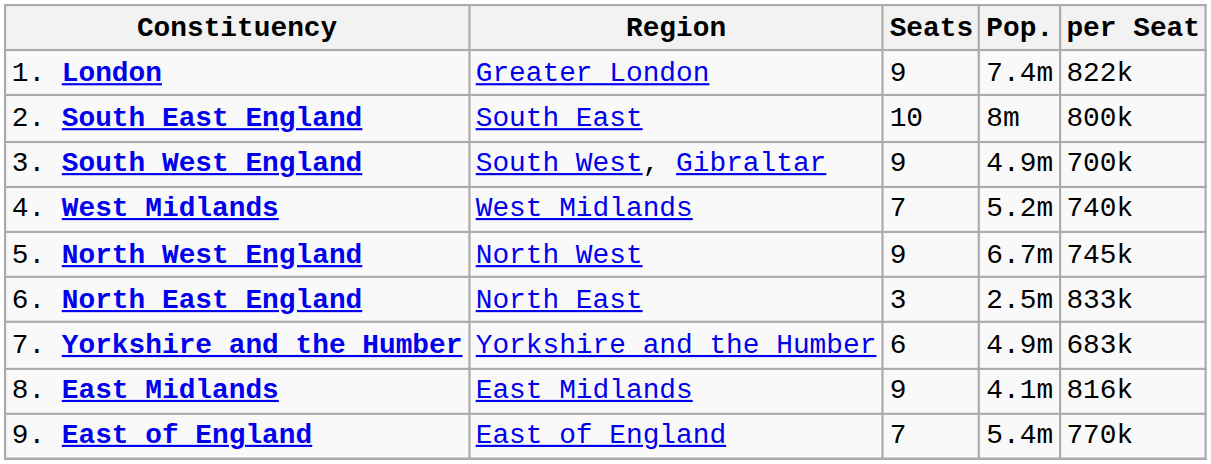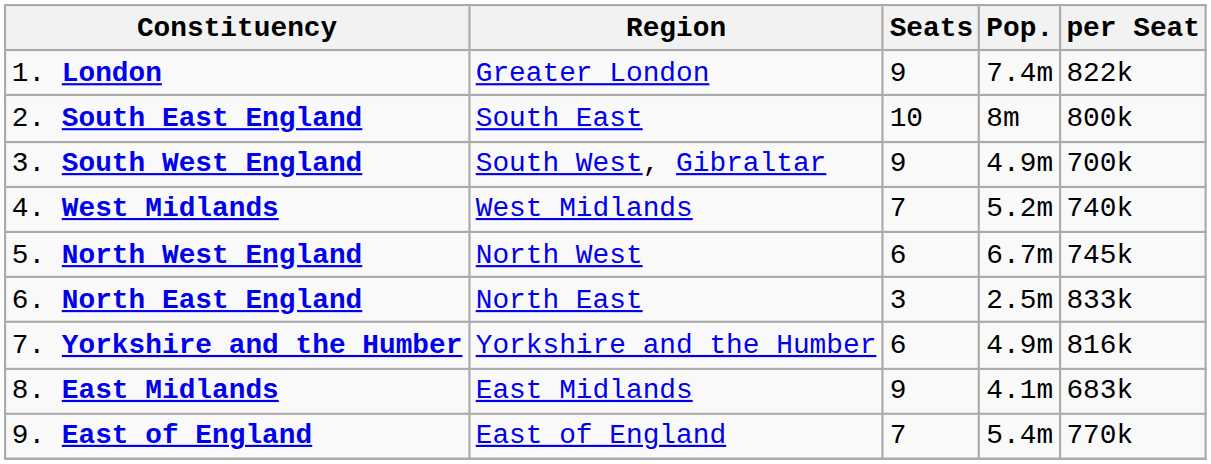(898, 254) 9 -> (898, 254) 6
(1100, 345) 683k -> (1100, 345) 816k
(1100, 390) 816k -> (1100, 390) 683k
